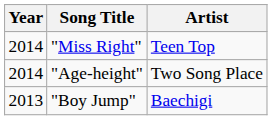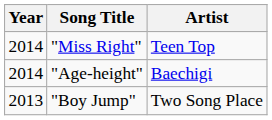(207, 73) Two Song Place -> (182, 73) Baechigi
(182, 100) Baechigi -> (207, 100) Two Song Place
